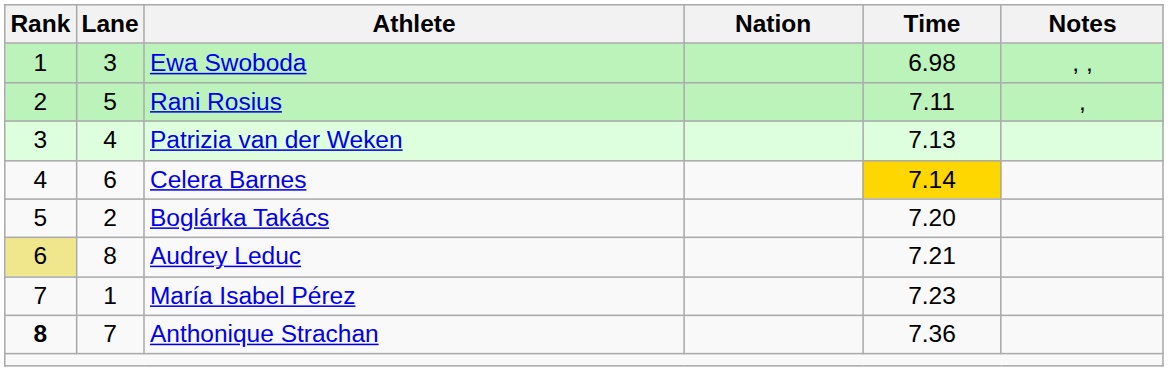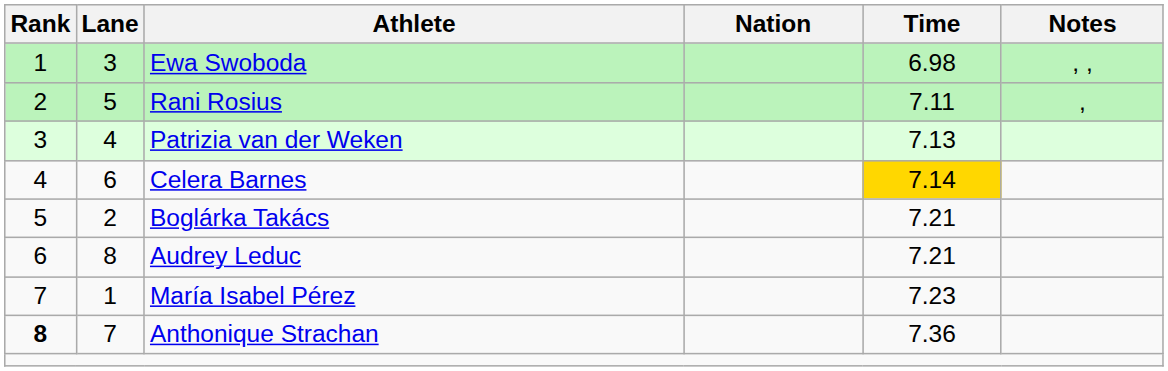(932, 218) 7.20 -> (932, 218) 7.21
(40, 256) khaki background -> (40, 256) no background
